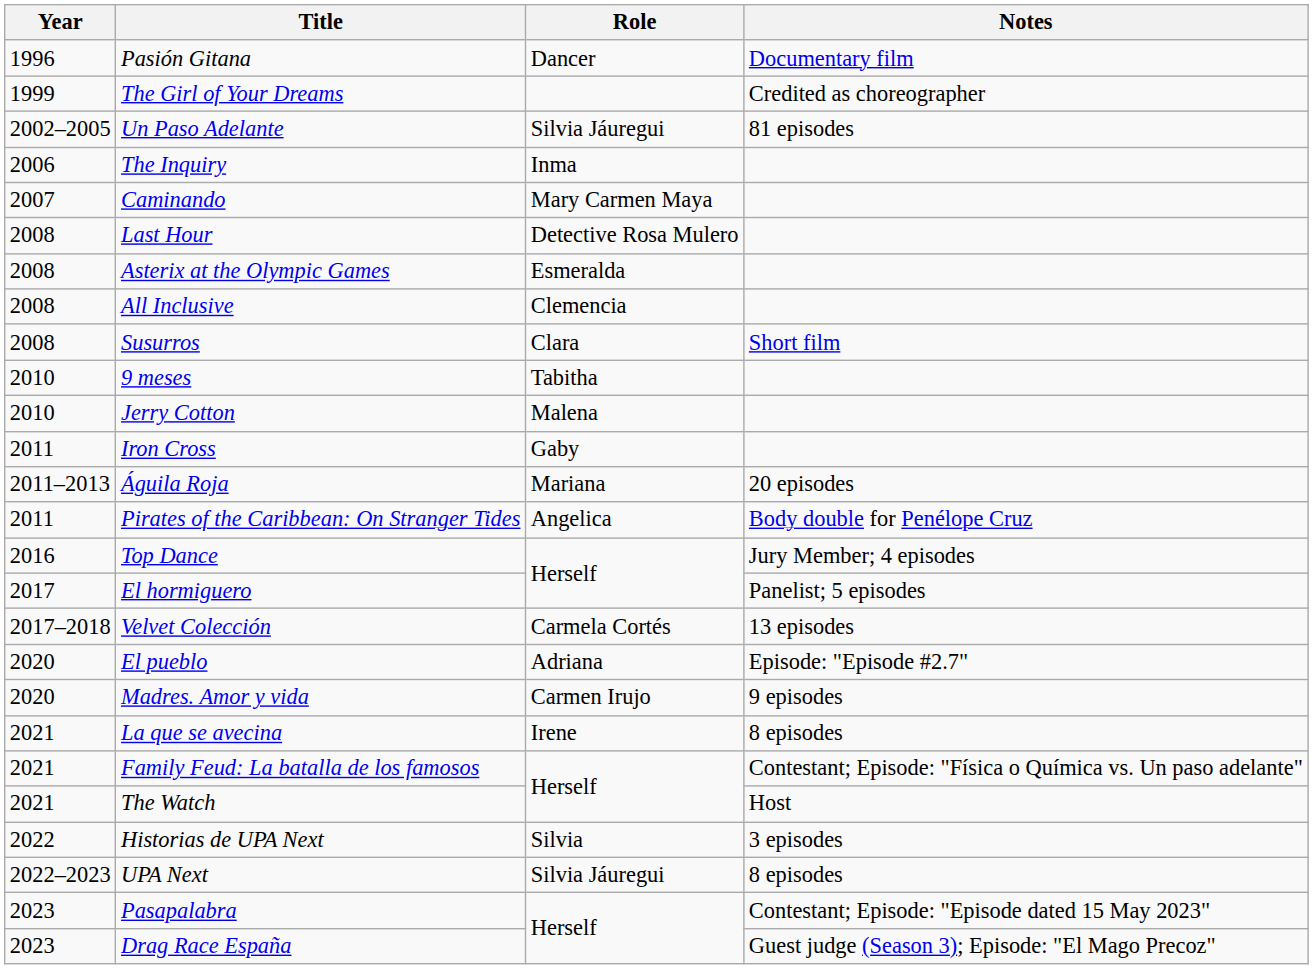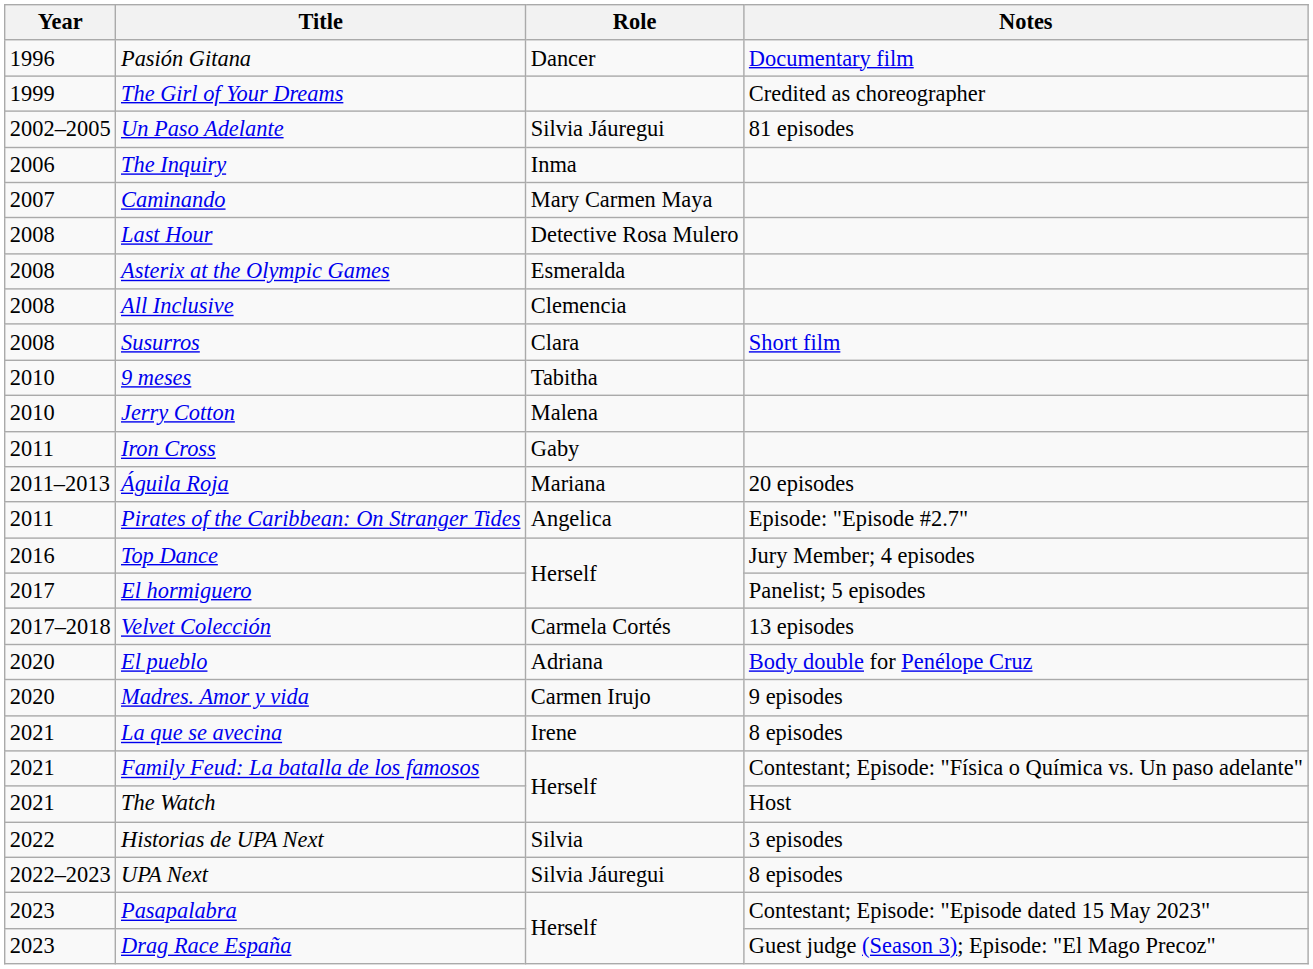(891, 519) Body double for Penélope Cruz -> (858, 519) Episode: "Episode #2.7"
(858, 661) Episode: "Episode #2.7" -> (891, 661) Body double for Penélope Cruz
